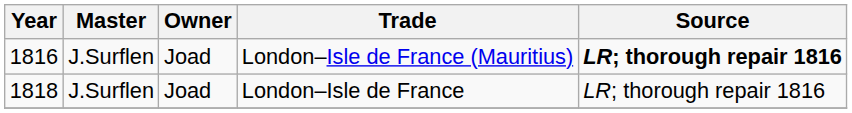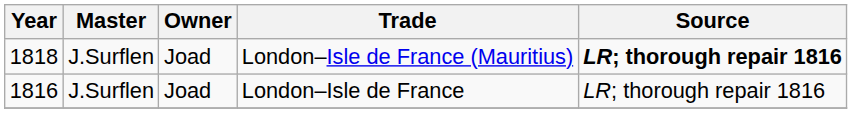(34, 56) 1816 -> (34, 56) 1818
(34, 90) 1818 -> (34, 90) 1816
